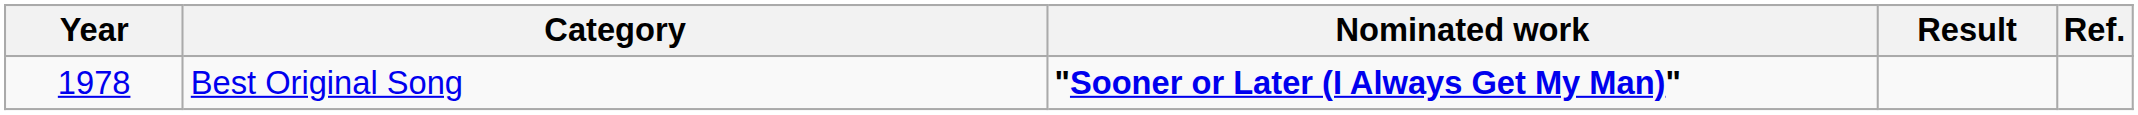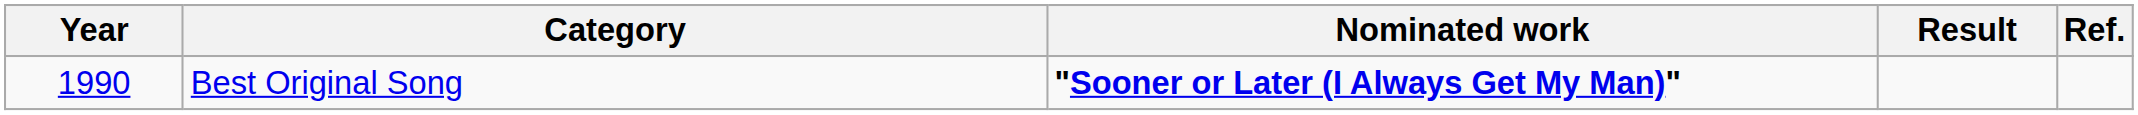(94, 82) 1978 -> (94, 82) 1990
